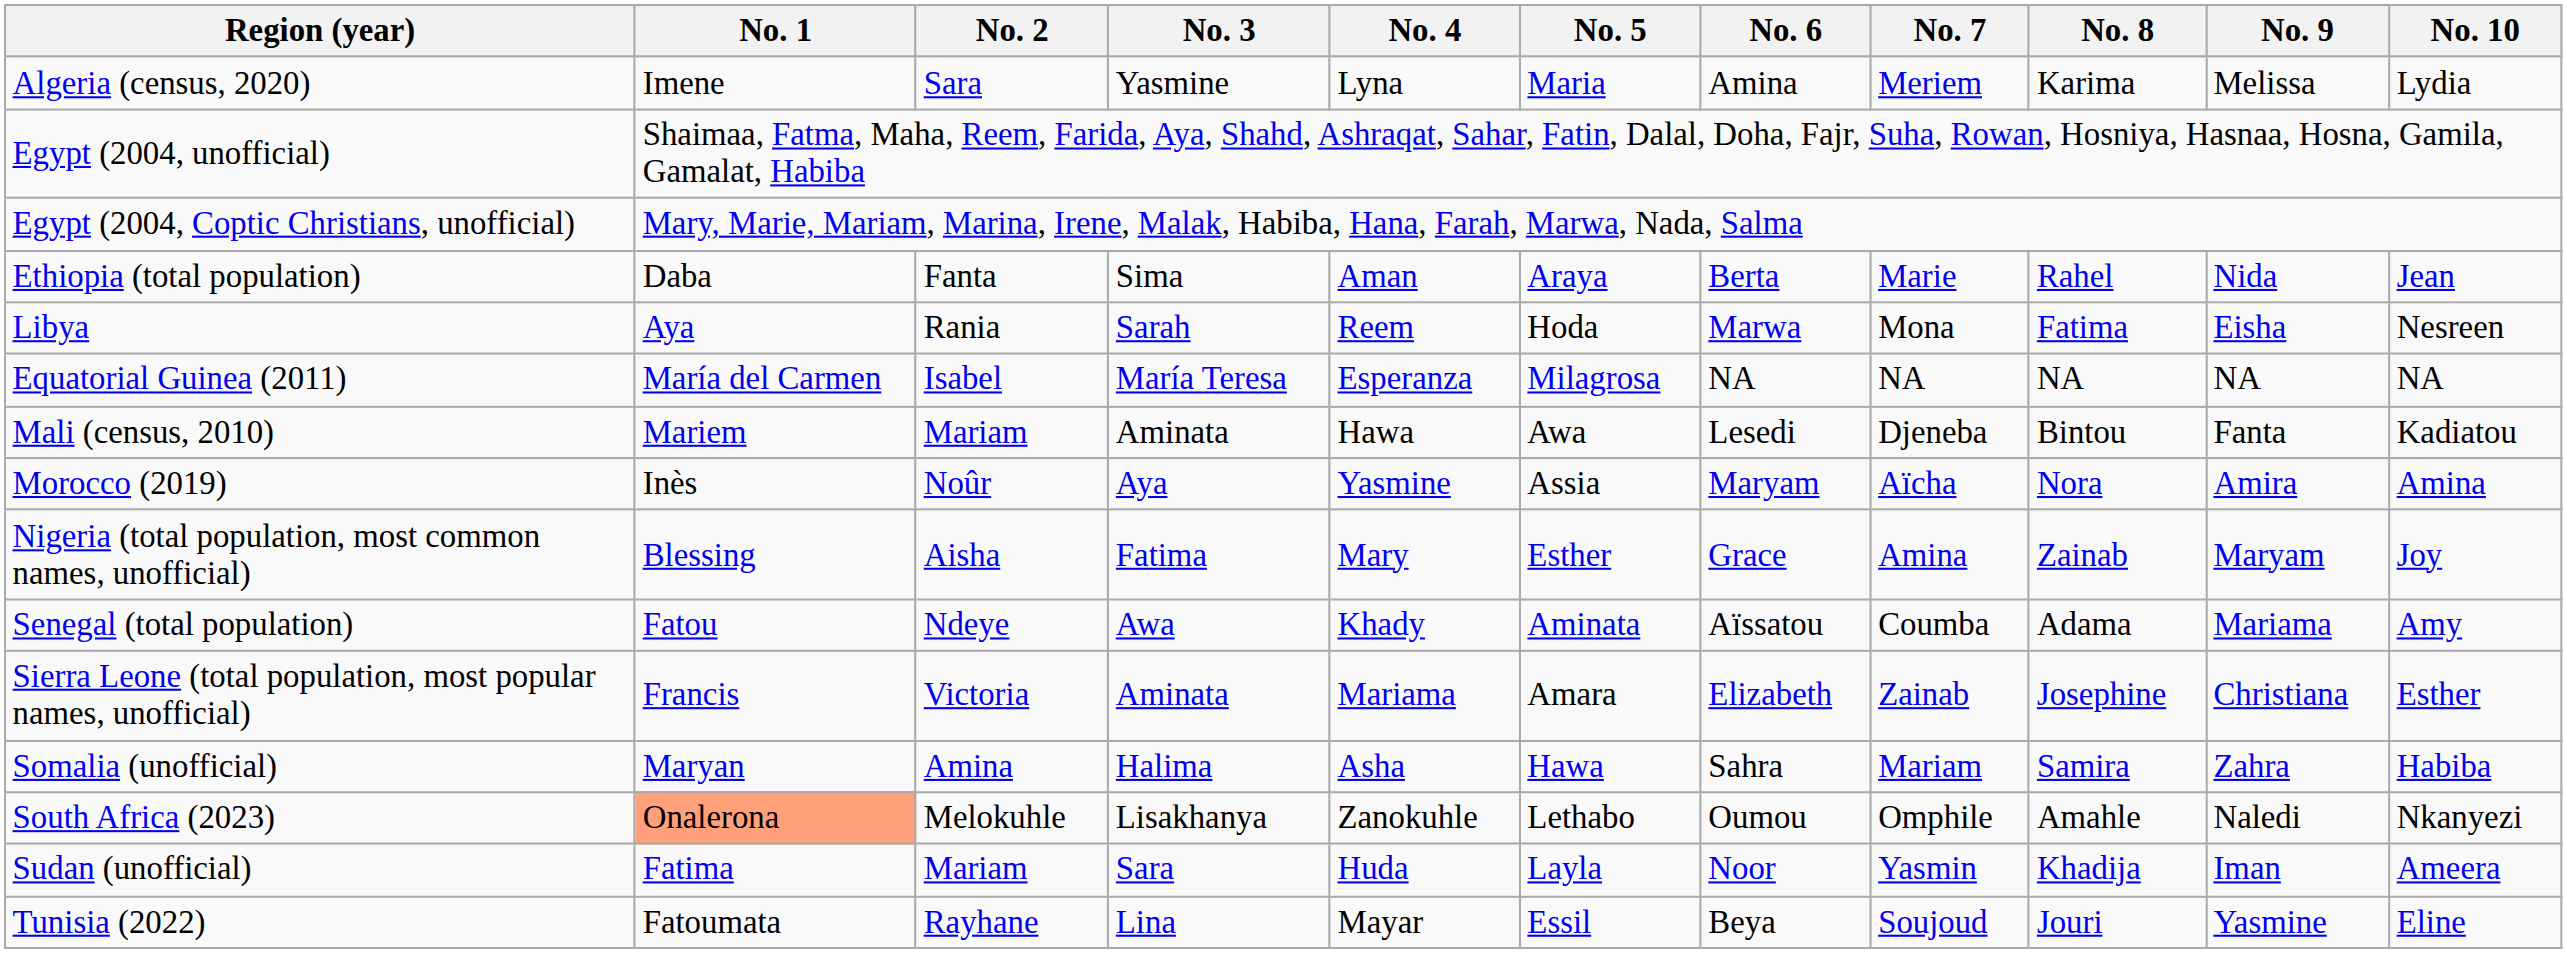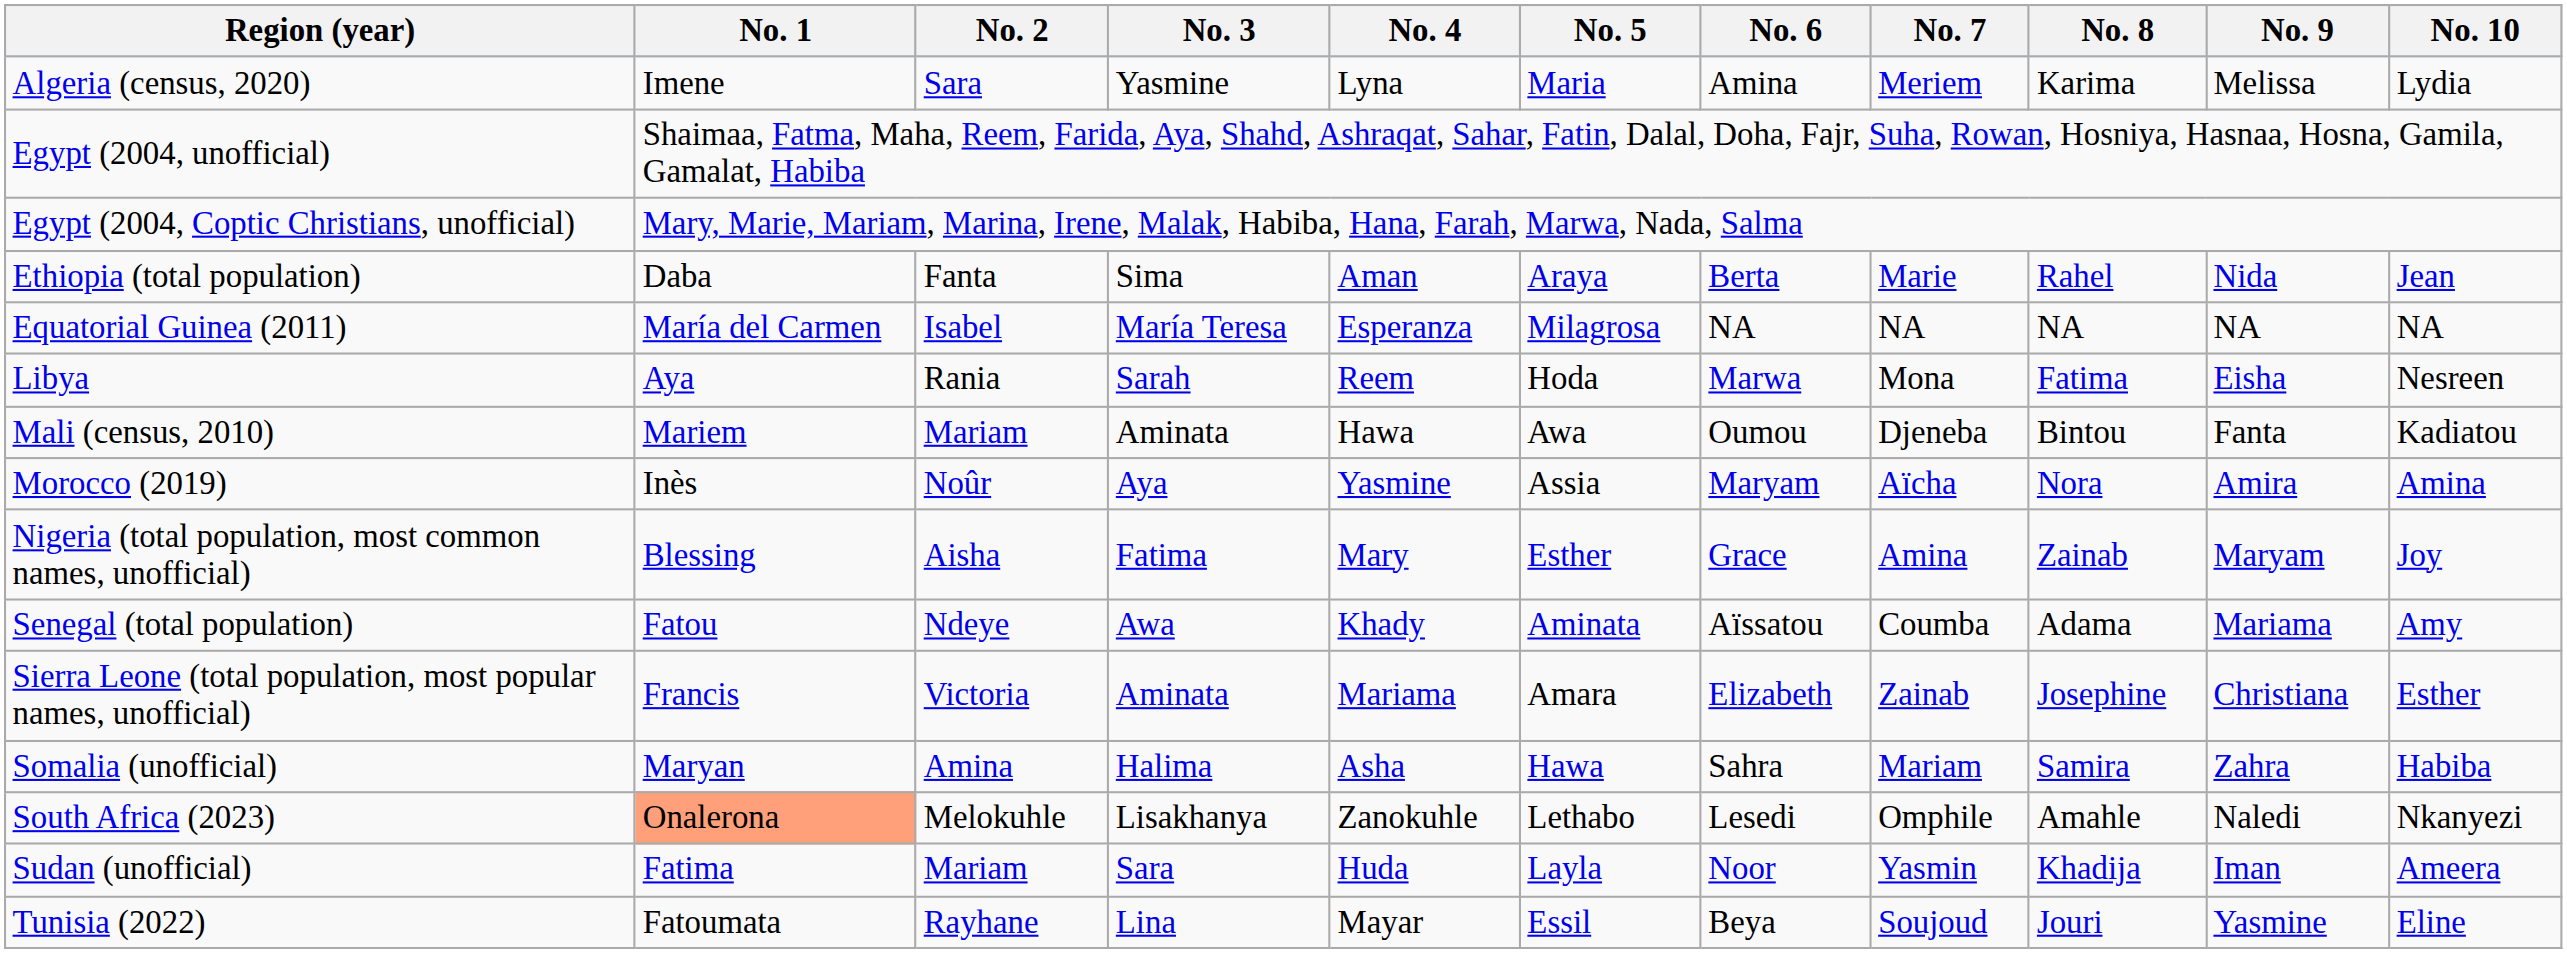rows swapped: (180, 379) <-> (51, 327)
(1752, 431) Lesedi -> (1758, 431) Oumou
(1758, 817) Oumou -> (1752, 817) Lesedi
